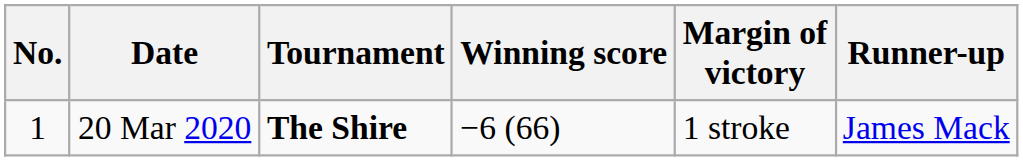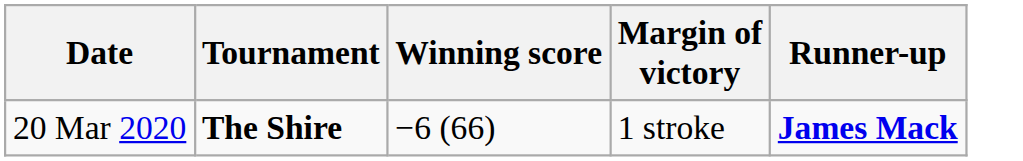- column: (38, 52)
(926, 127) normal -> (868, 127) bold
